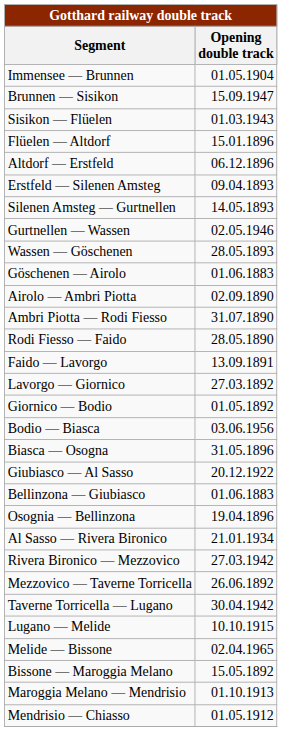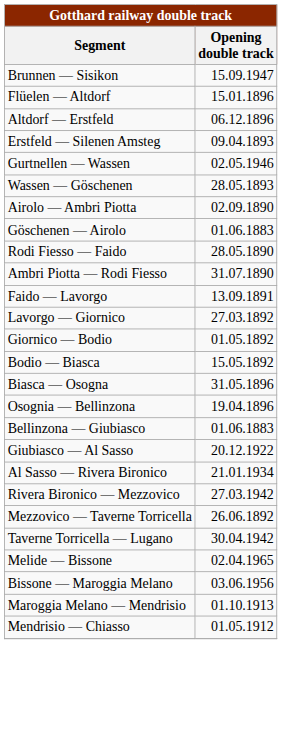- row: (71, 75)
- row: (60, 119)
- row: (92, 207)
rows swapped: (67, 274) <-> (72, 296)
rows swapped: (87, 318) <-> (67, 340)
(242, 428) 03.06.1956 -> (242, 362) 15.05.1892
rows swapped: (71, 516) <-> (70, 472)
- row: (59, 627)
(242, 671) 15.05.1892 -> (242, 583) 03.06.1956
